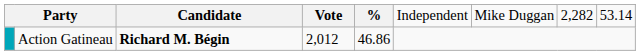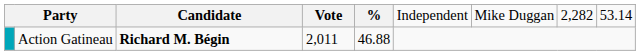(322, 38) 2,012 -> (322, 38) 2,011
(374, 38) 46.86 -> (374, 38) 46.88
